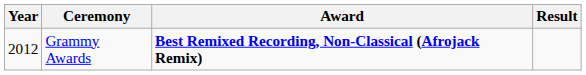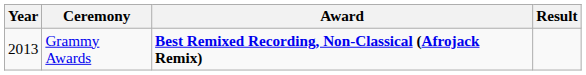(23, 49) 2012 -> (23, 49) 2013
